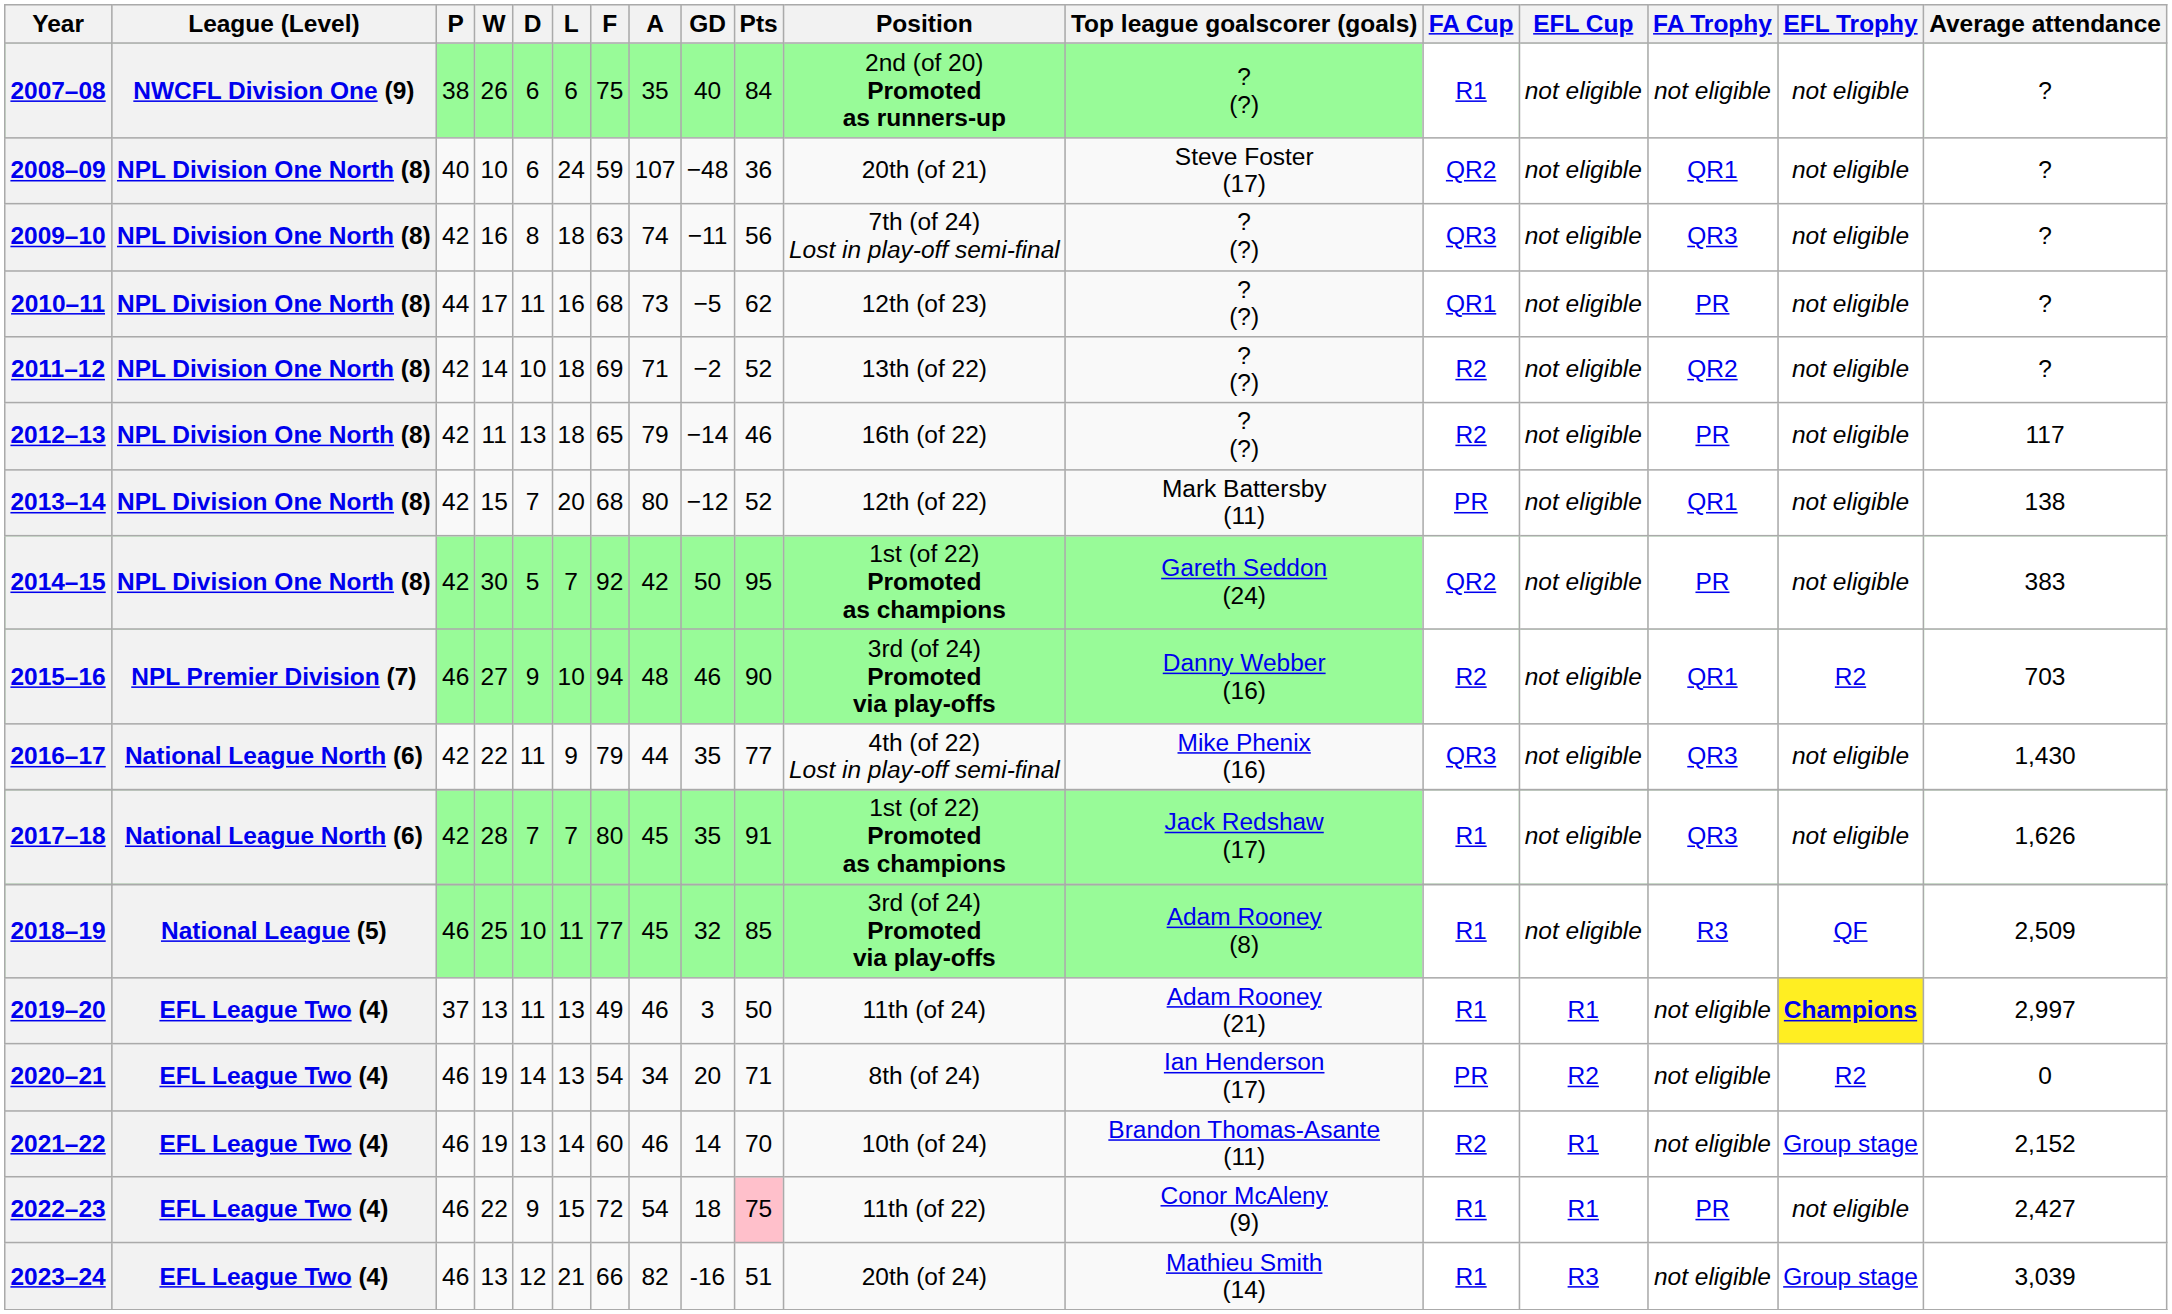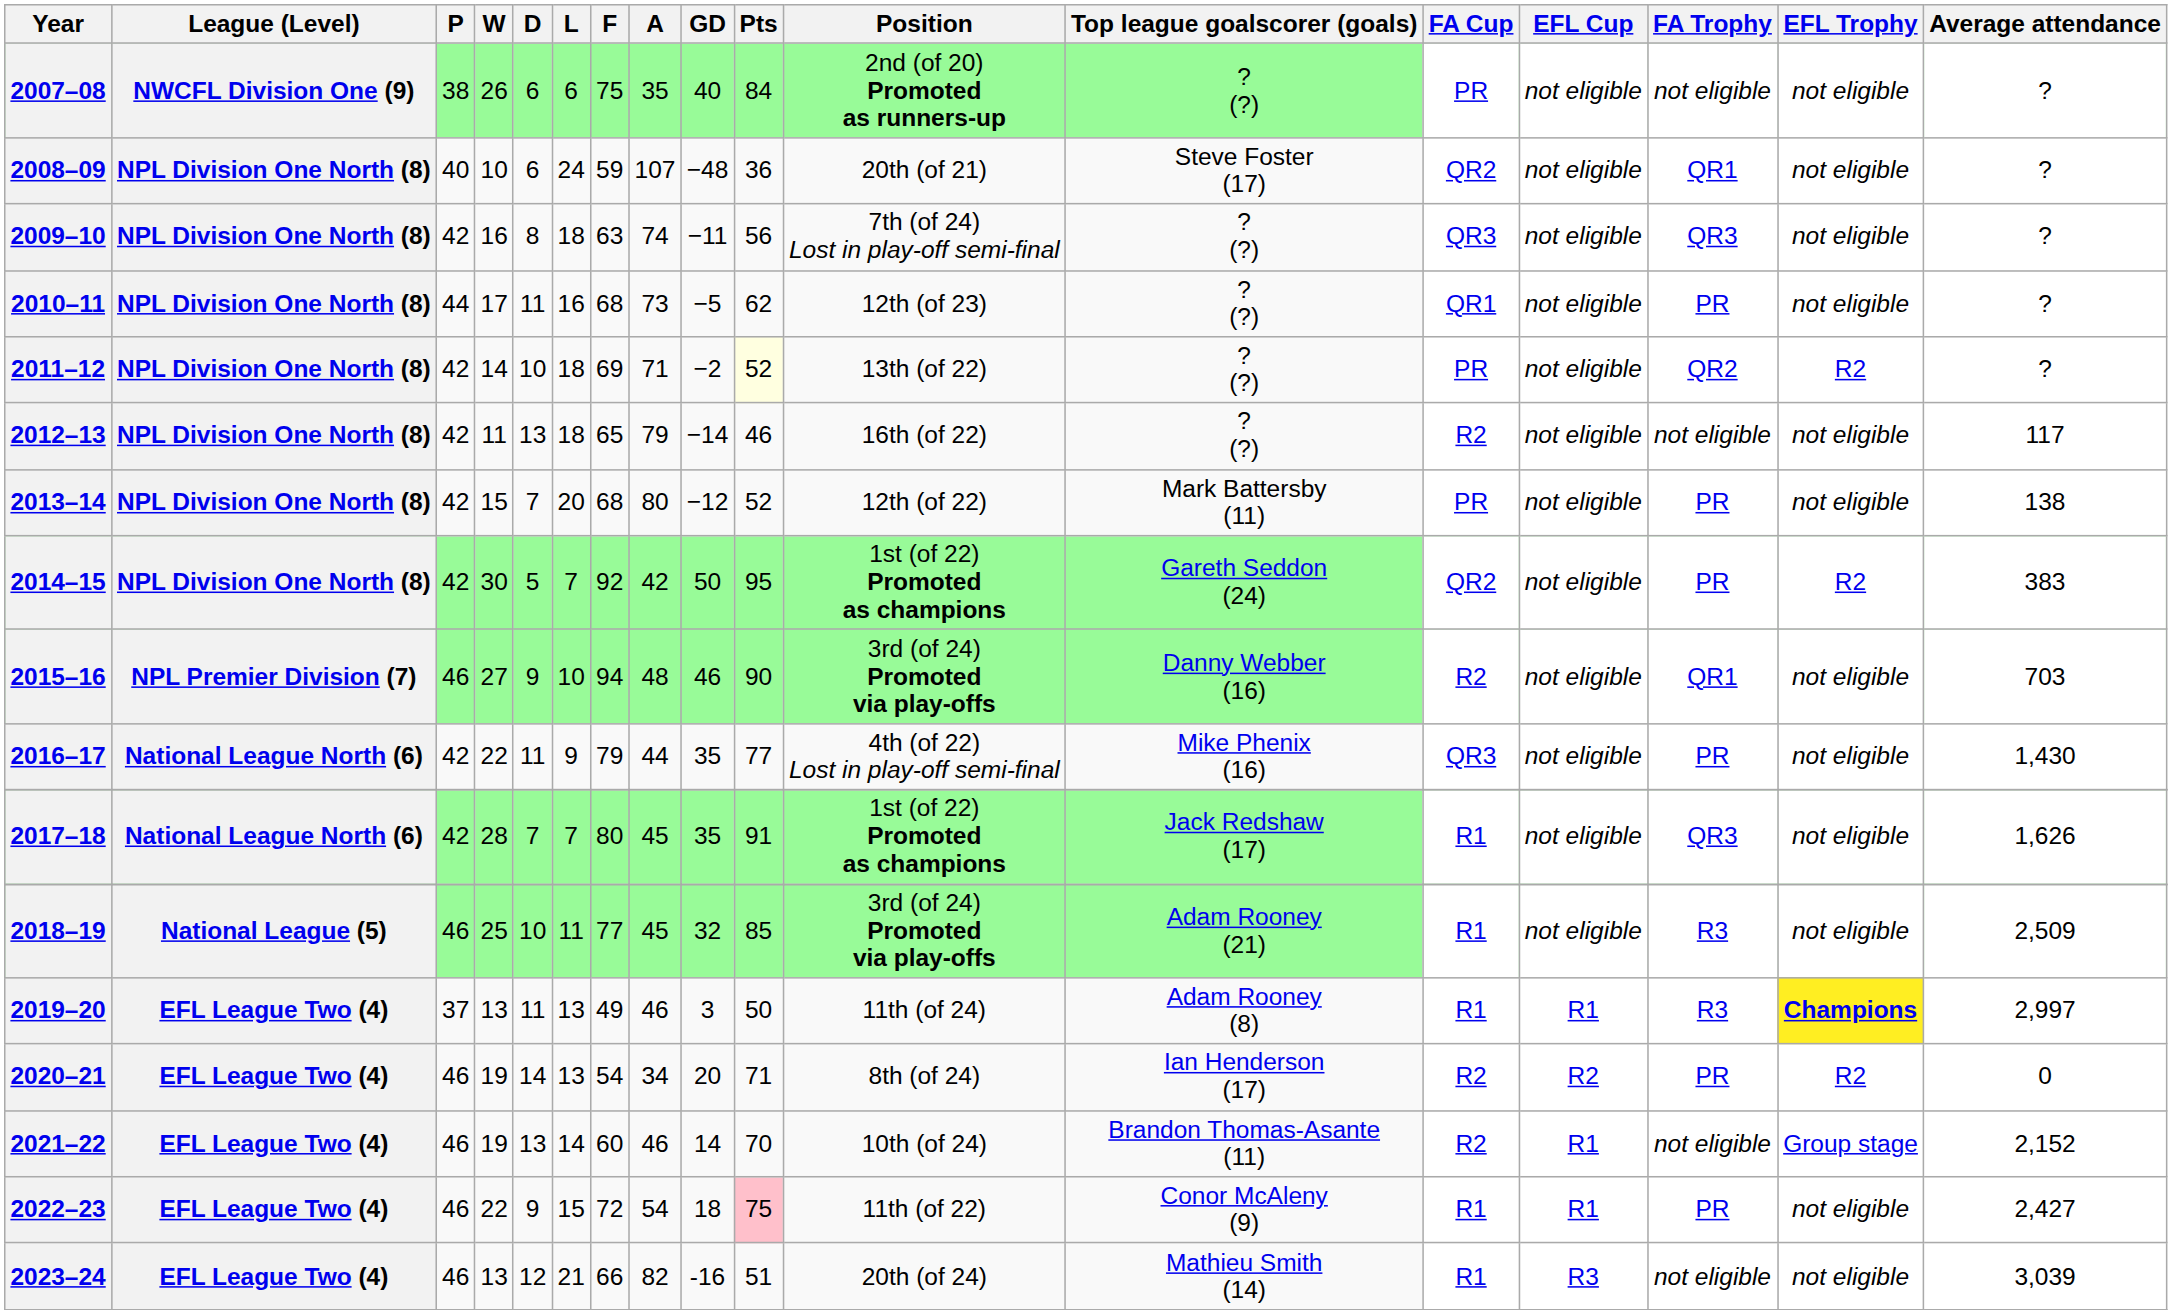(1471, 90) R1 -> (1471, 90) PR
(759, 369) no background -> (759, 369) lightyellow background
(1471, 369) R2 -> (1471, 369) PR
(1851, 369) not eligible -> (1851, 369) R2
(1712, 435) PR -> (1712, 435) not eligible
(1712, 502) QR1 -> (1712, 502) PR
(1851, 582) not eligible -> (1851, 582) R2
(1851, 676) R2 -> (1851, 676) not eligible
(1712, 756) QR3 -> (1712, 756) PR
(1244, 930) Adam Rooney (8) -> (1244, 930) Adam Rooney (21)
(1851, 930) QF -> (1851, 930) not eligible
(1244, 1010) Adam Rooney (21) -> (1244, 1010) Adam Rooney (8)
(1712, 1010) not eligible -> (1712, 1010) R3
(1471, 1076) PR -> (1471, 1076) R2
(1712, 1076) not eligible -> (1712, 1076) PR
(1851, 1276) Group stage -> (1851, 1276) not eligible
